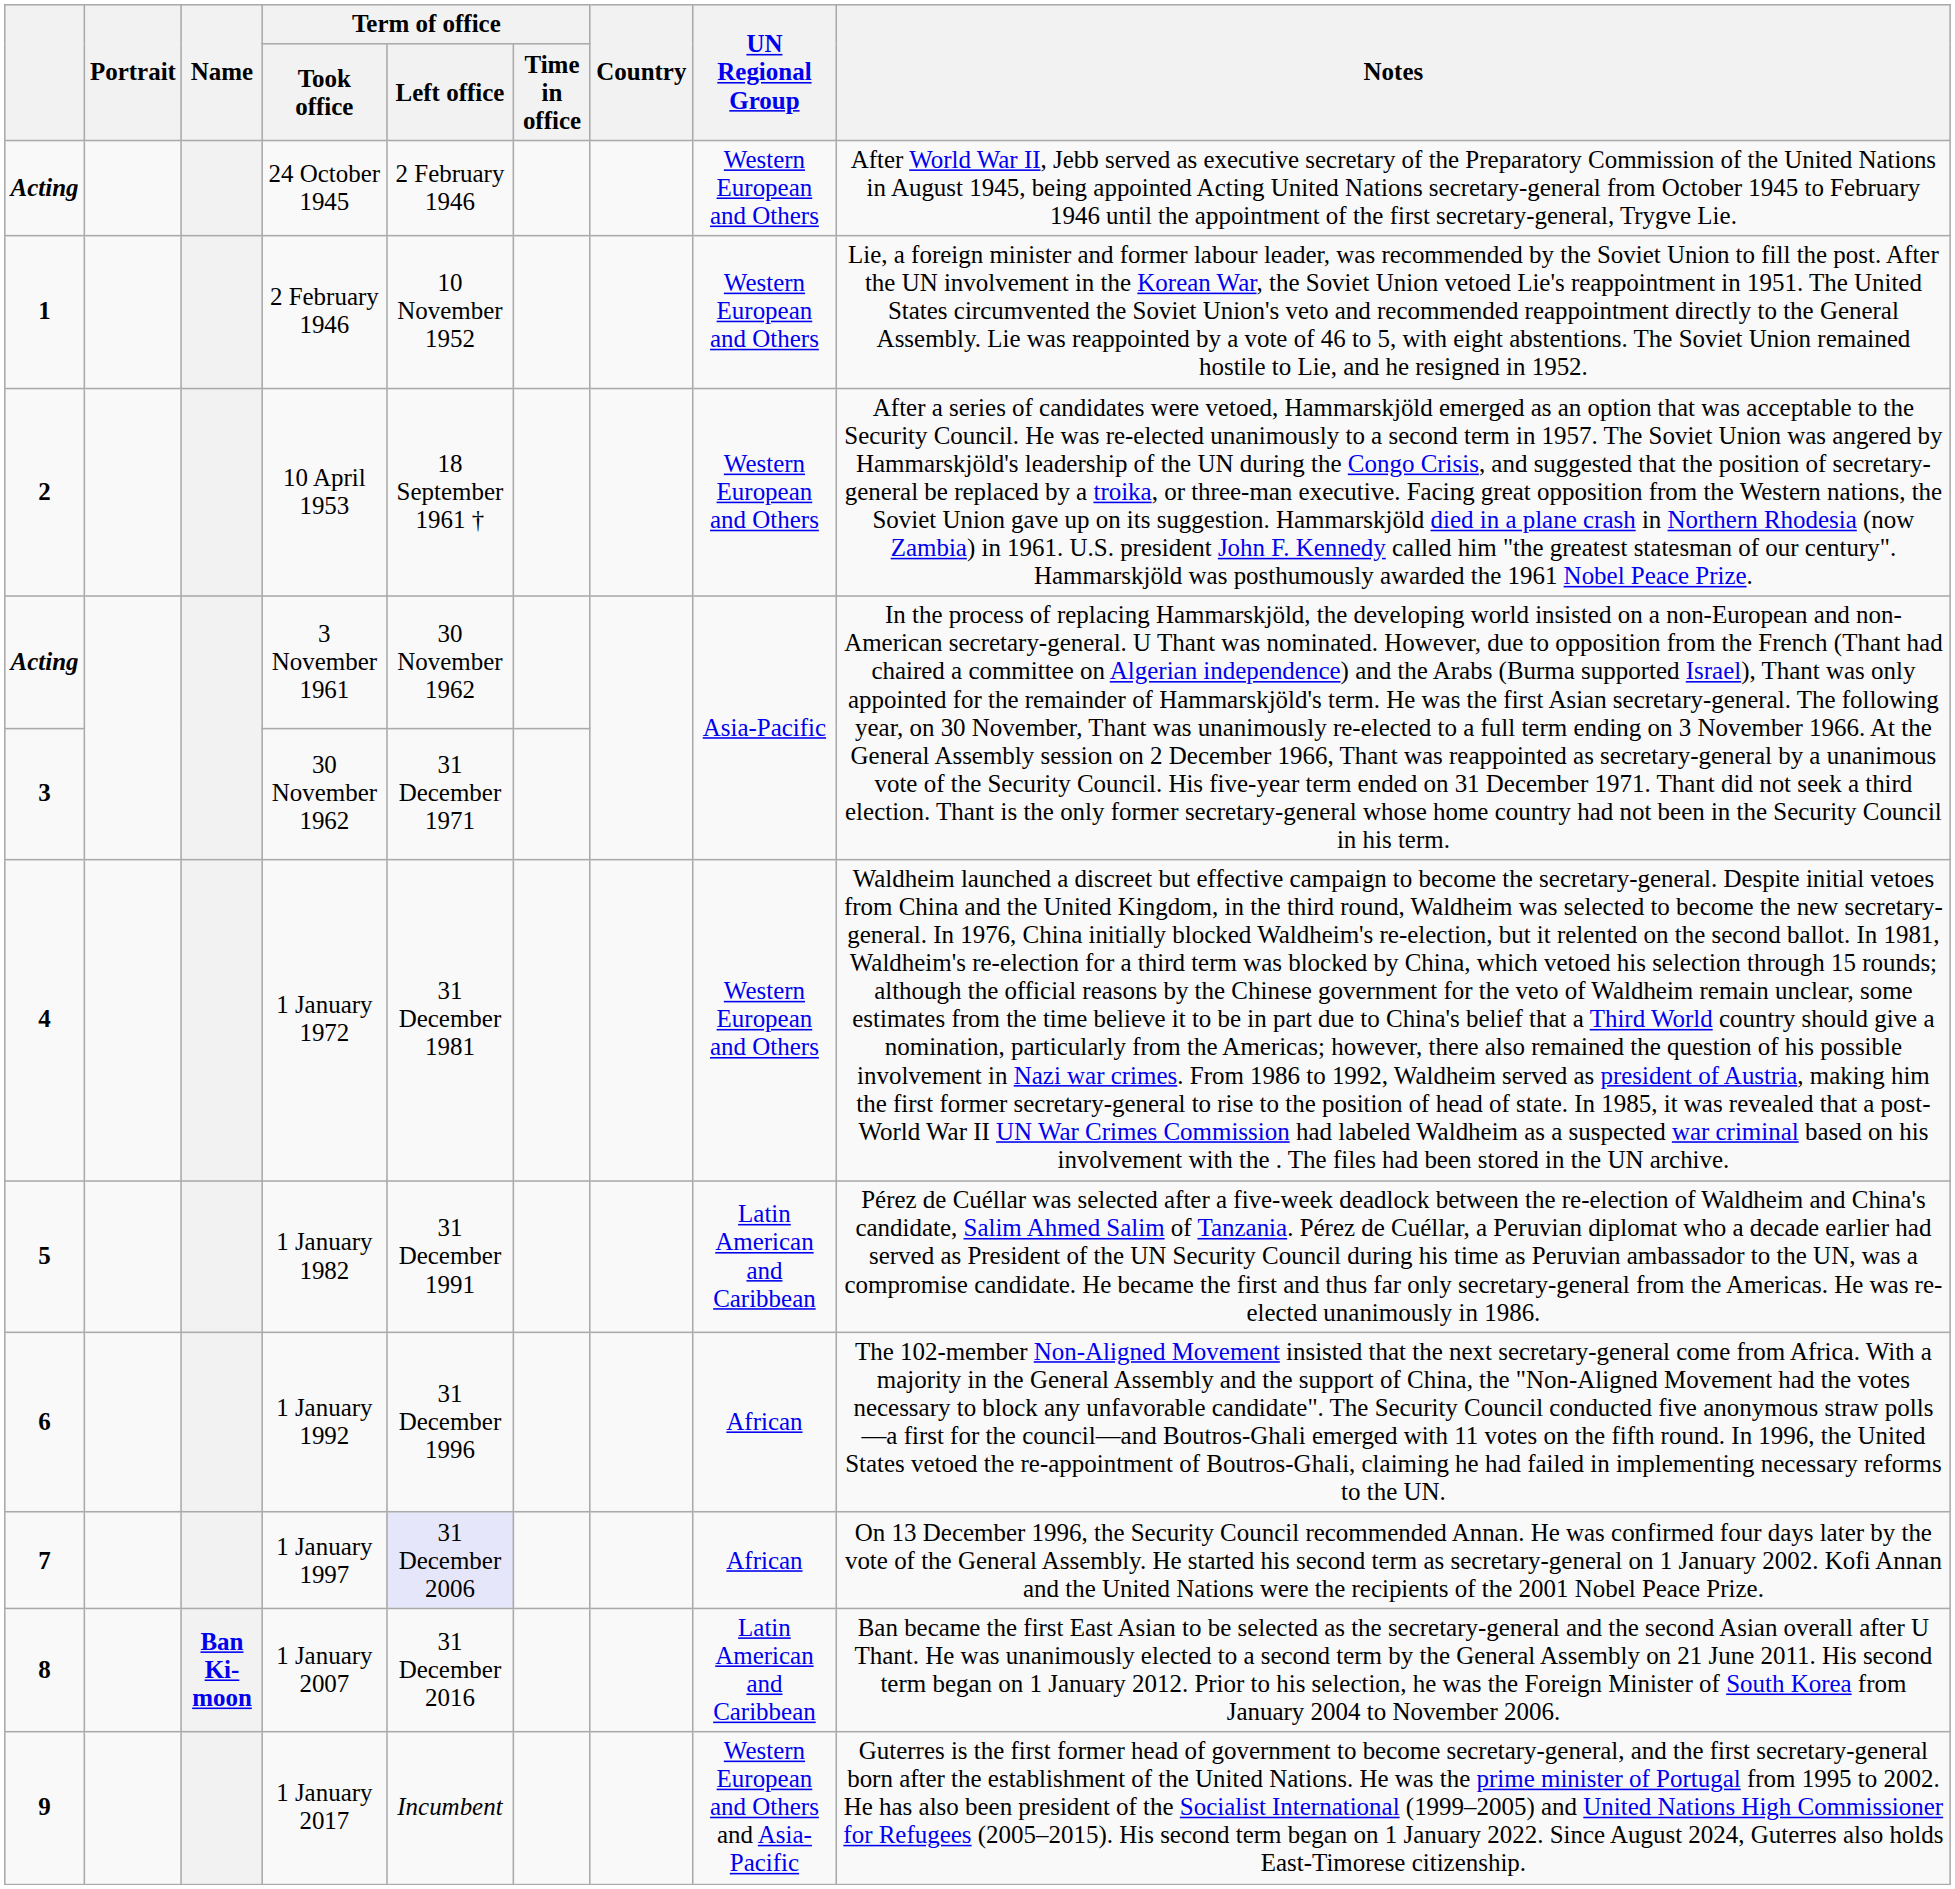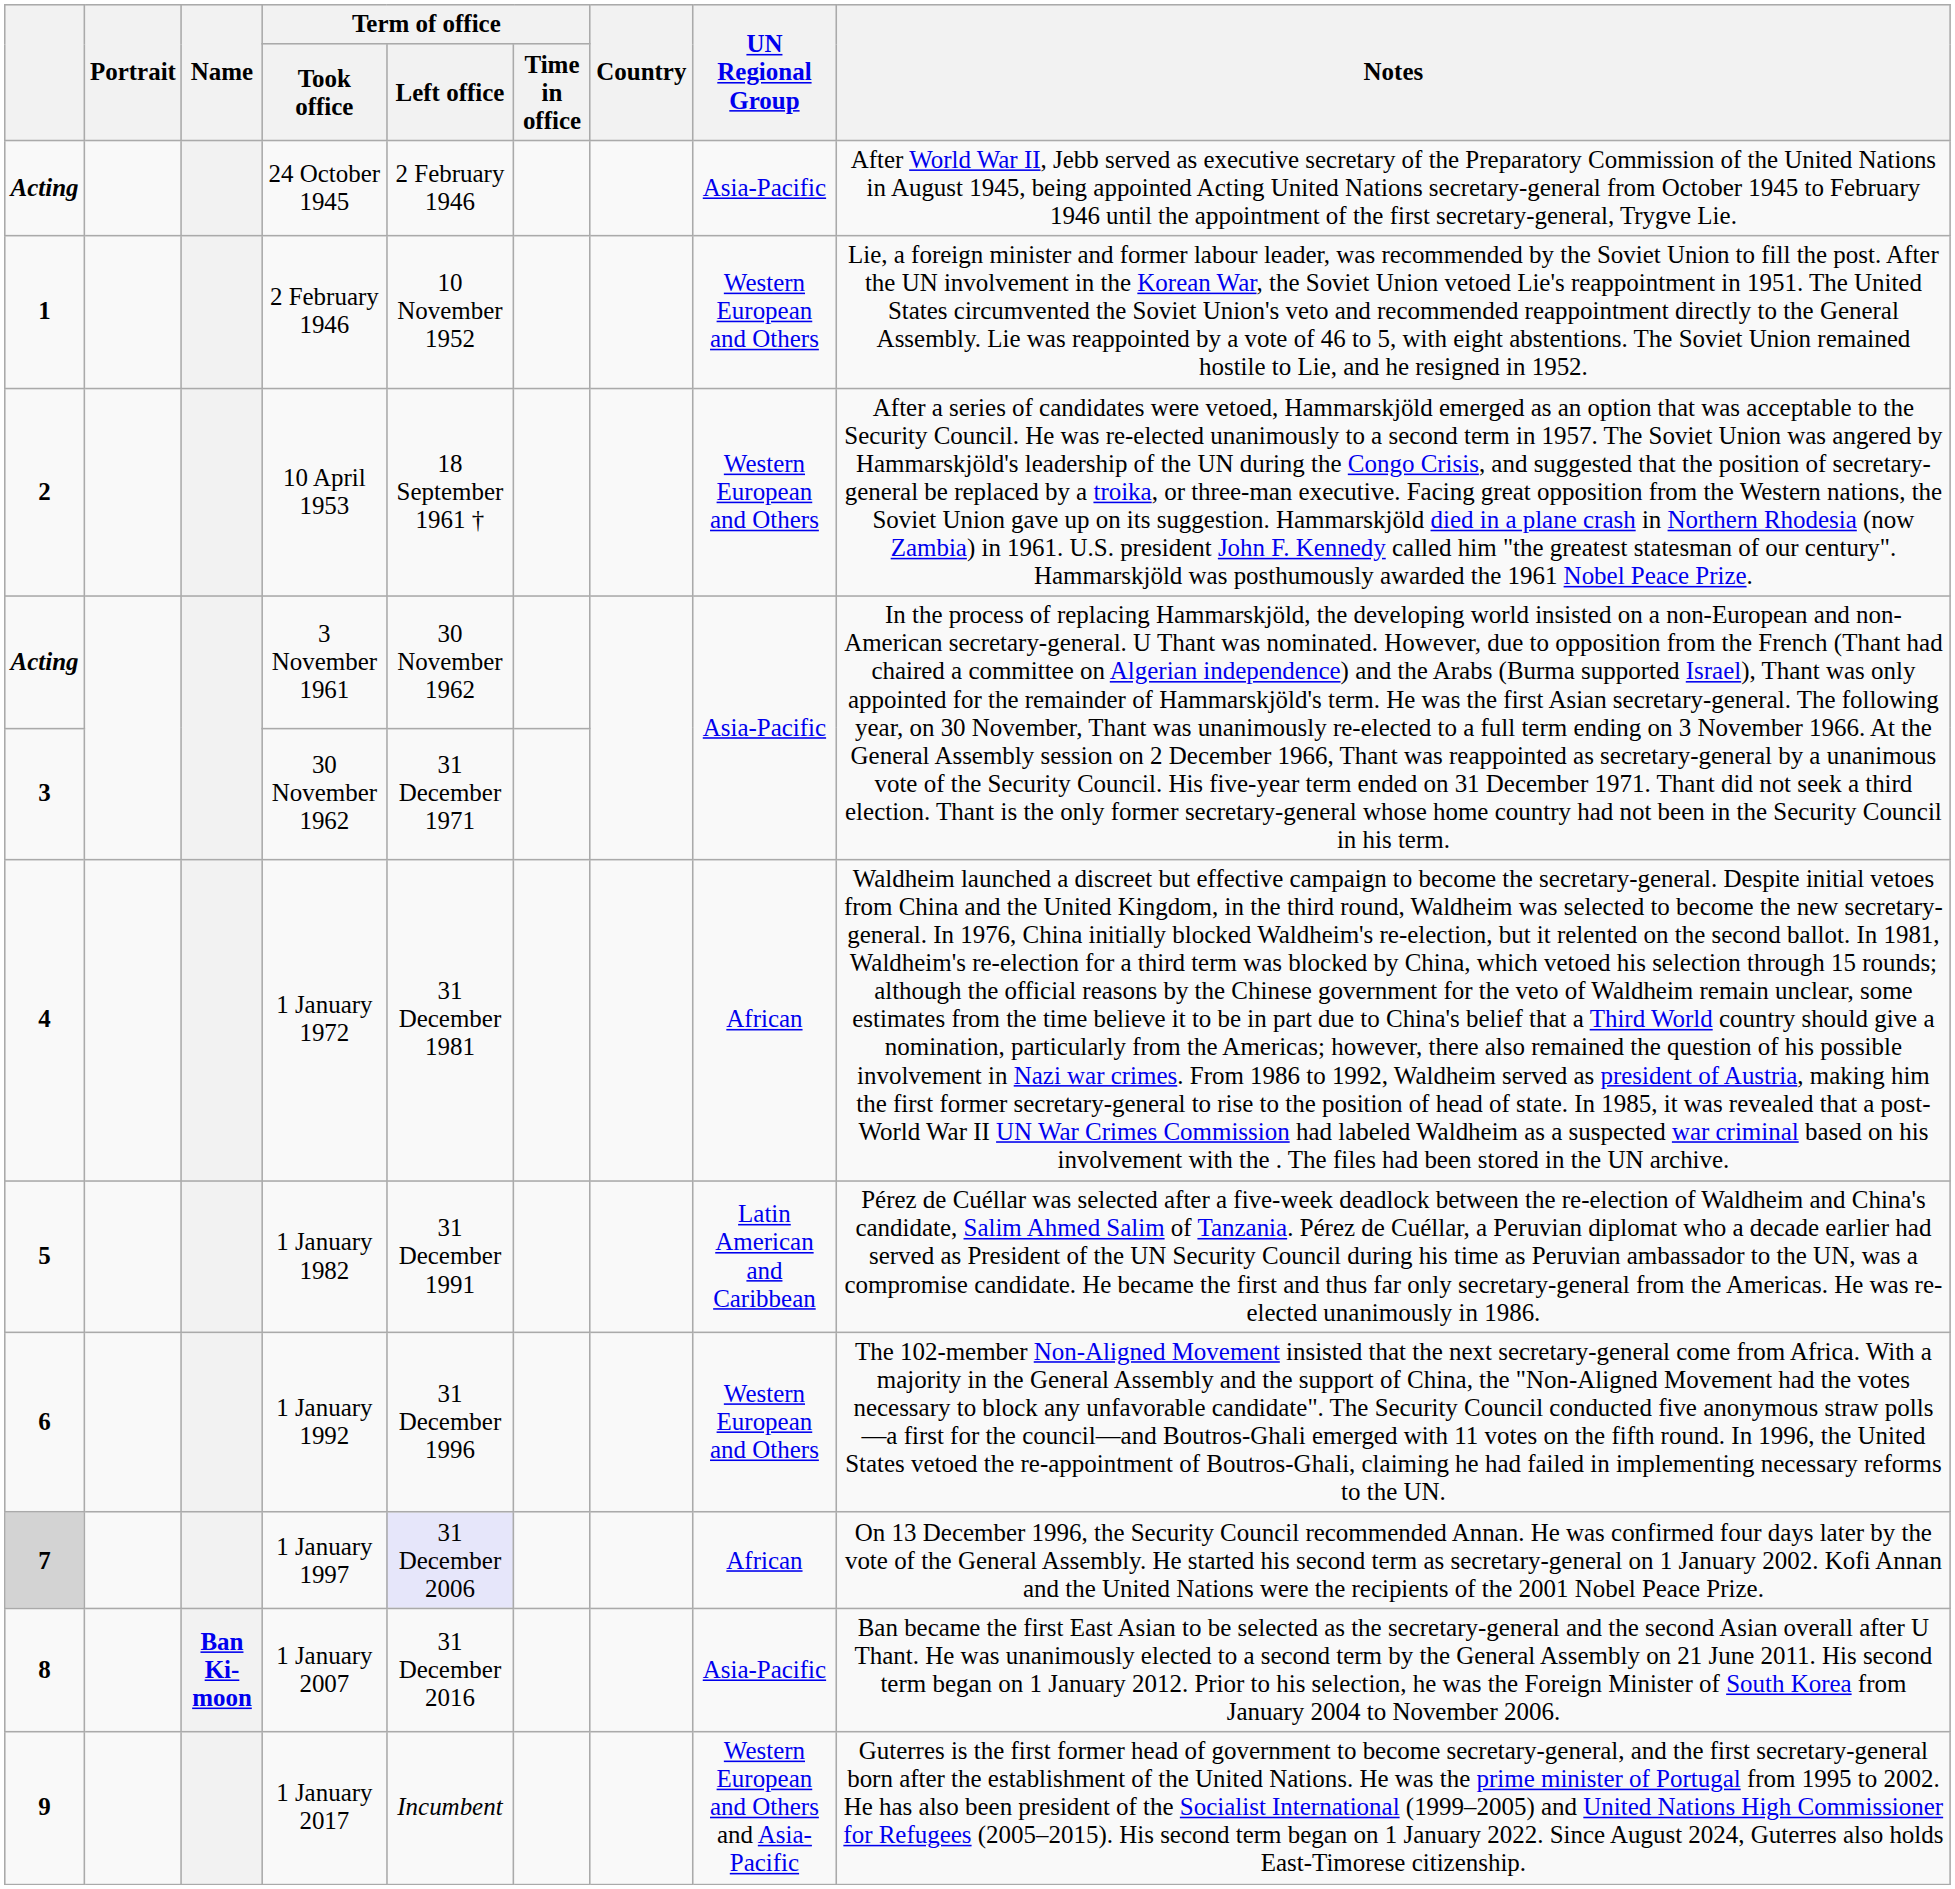(764, 187) Western European and Others -> (764, 187) Asia-Pacific
(764, 1019) Western European and Others -> (764, 1019) African
(764, 1422) African -> (764, 1422) Western European and Others
(45, 1559) no background -> (45, 1559) lightgrey background
(764, 1669) Latin American and Caribbean -> (764, 1669) Asia-Pacific
